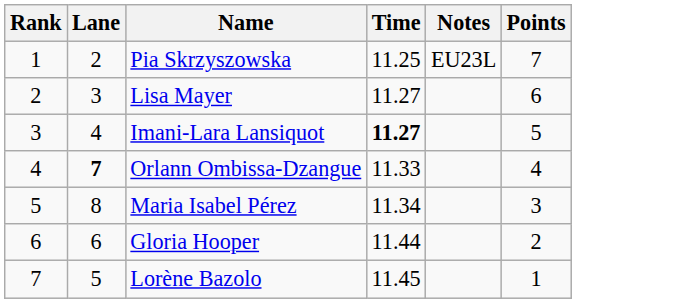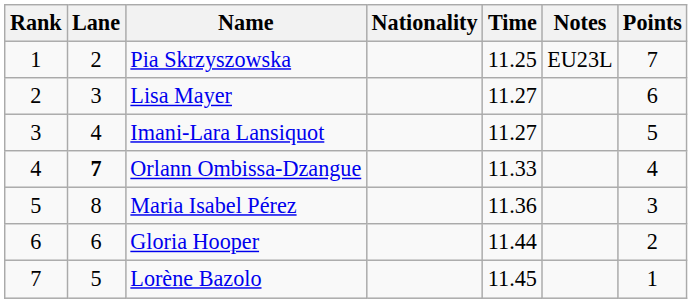+ column: (425, 22)
(396, 132) bold -> (512, 132) normal
(396, 205) 11.34 -> (512, 205) 11.36
